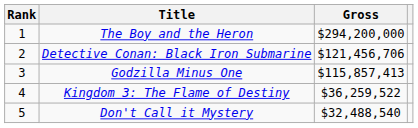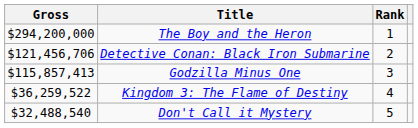columns swapped: (22, 14) <-> (361, 14)
